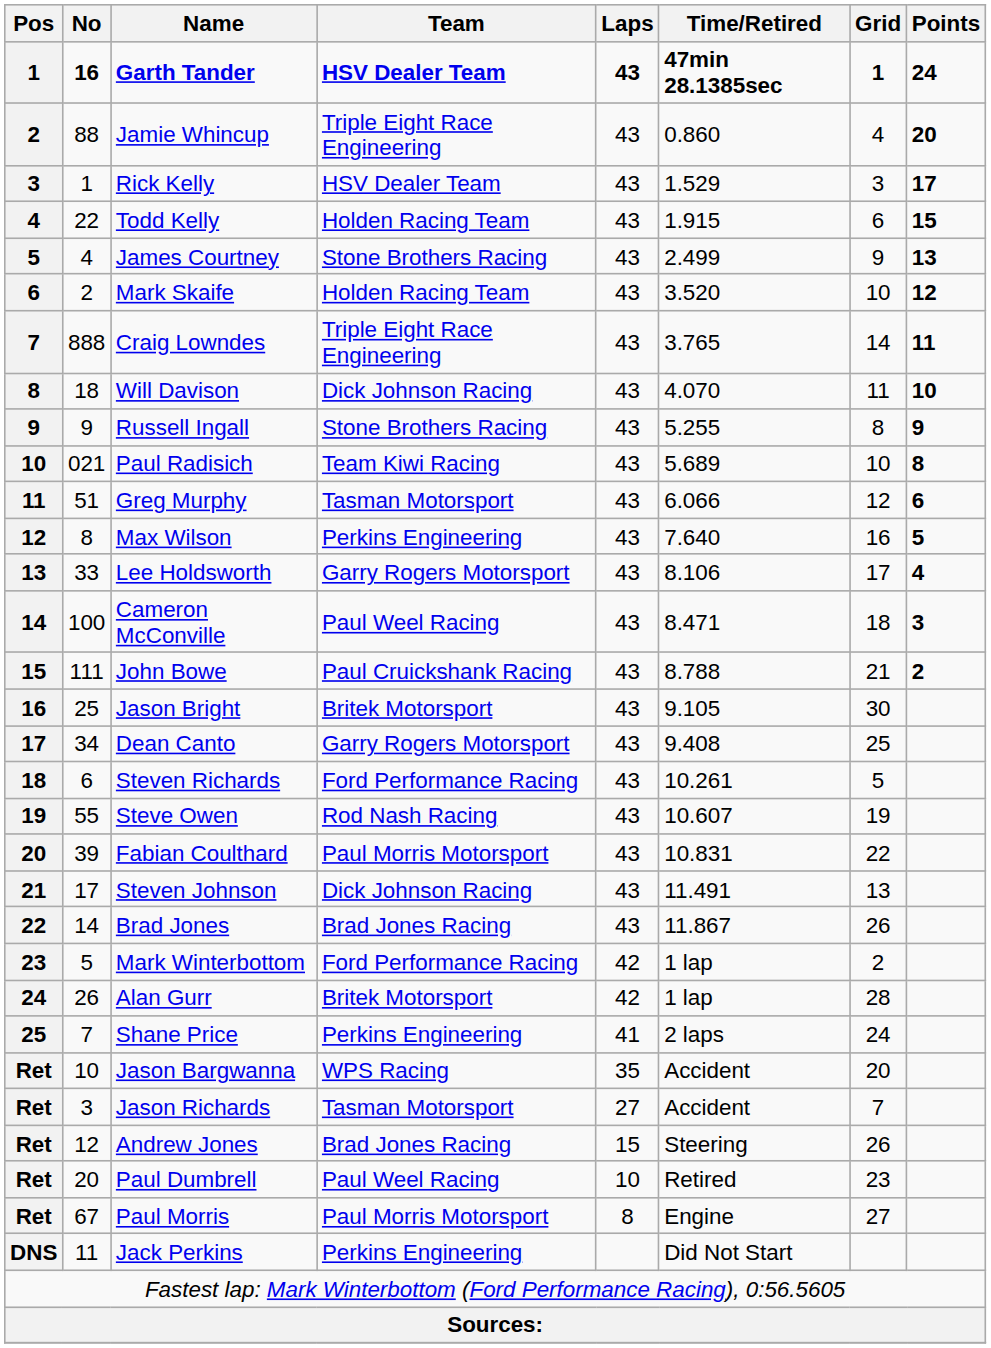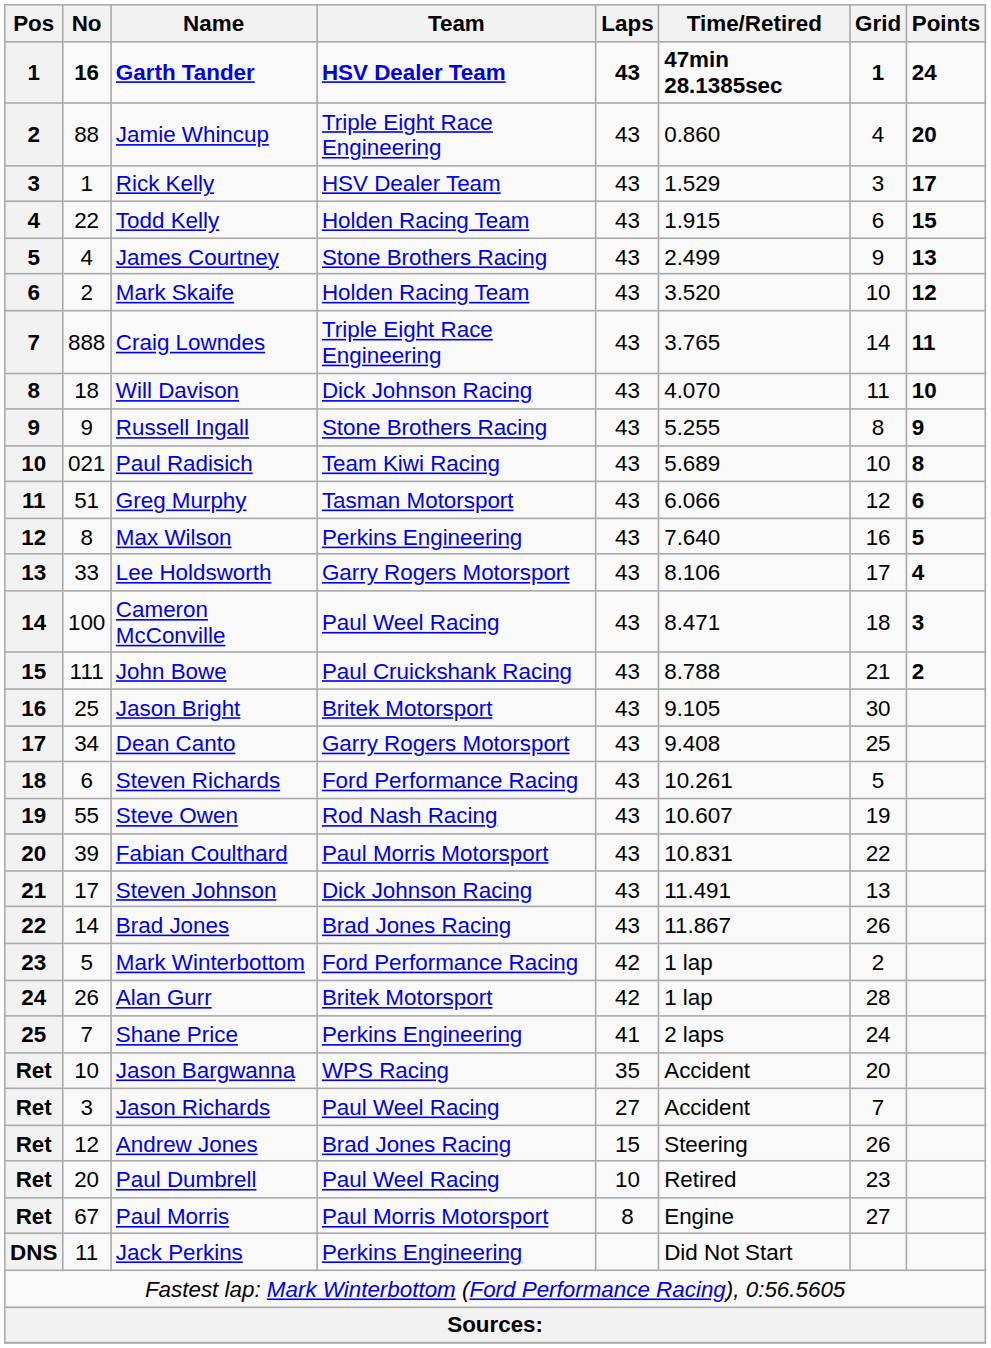(418, 1107) Tasman Motorsport -> (411, 1107) Paul Weel Racing
